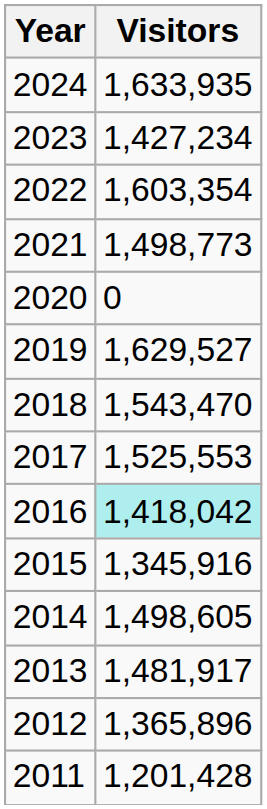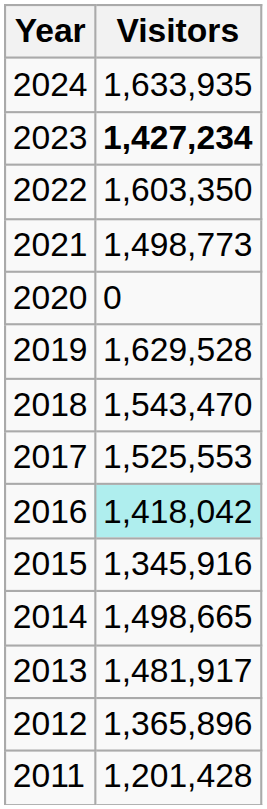(178, 137) normal -> (178, 137) bold
(178, 191) 1,603,354 -> (178, 191) 1,603,350
(178, 350) 1,629,527 -> (178, 350) 1,629,528
(178, 617) 1,498,605 -> (178, 617) 1,498,665
